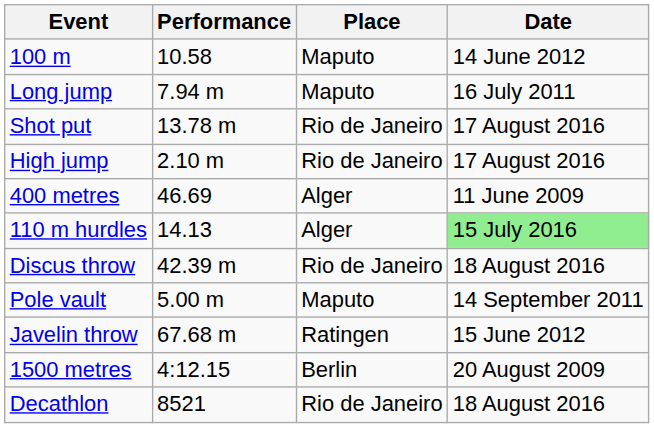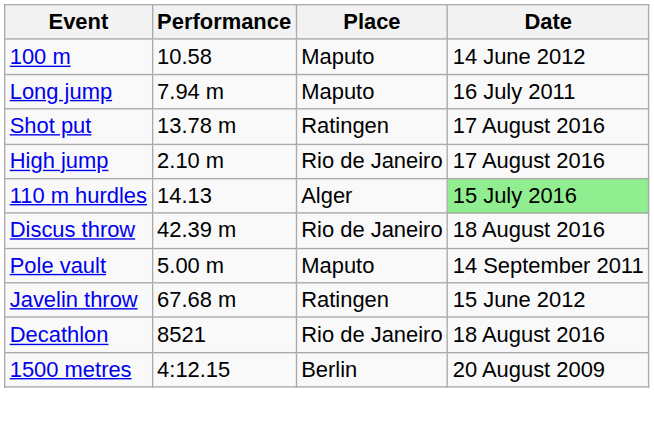(372, 126) Rio de Janeiro -> (345, 126) Ratingen
- row: (65, 195)
rows swapped: (71, 369) <-> (59, 404)
